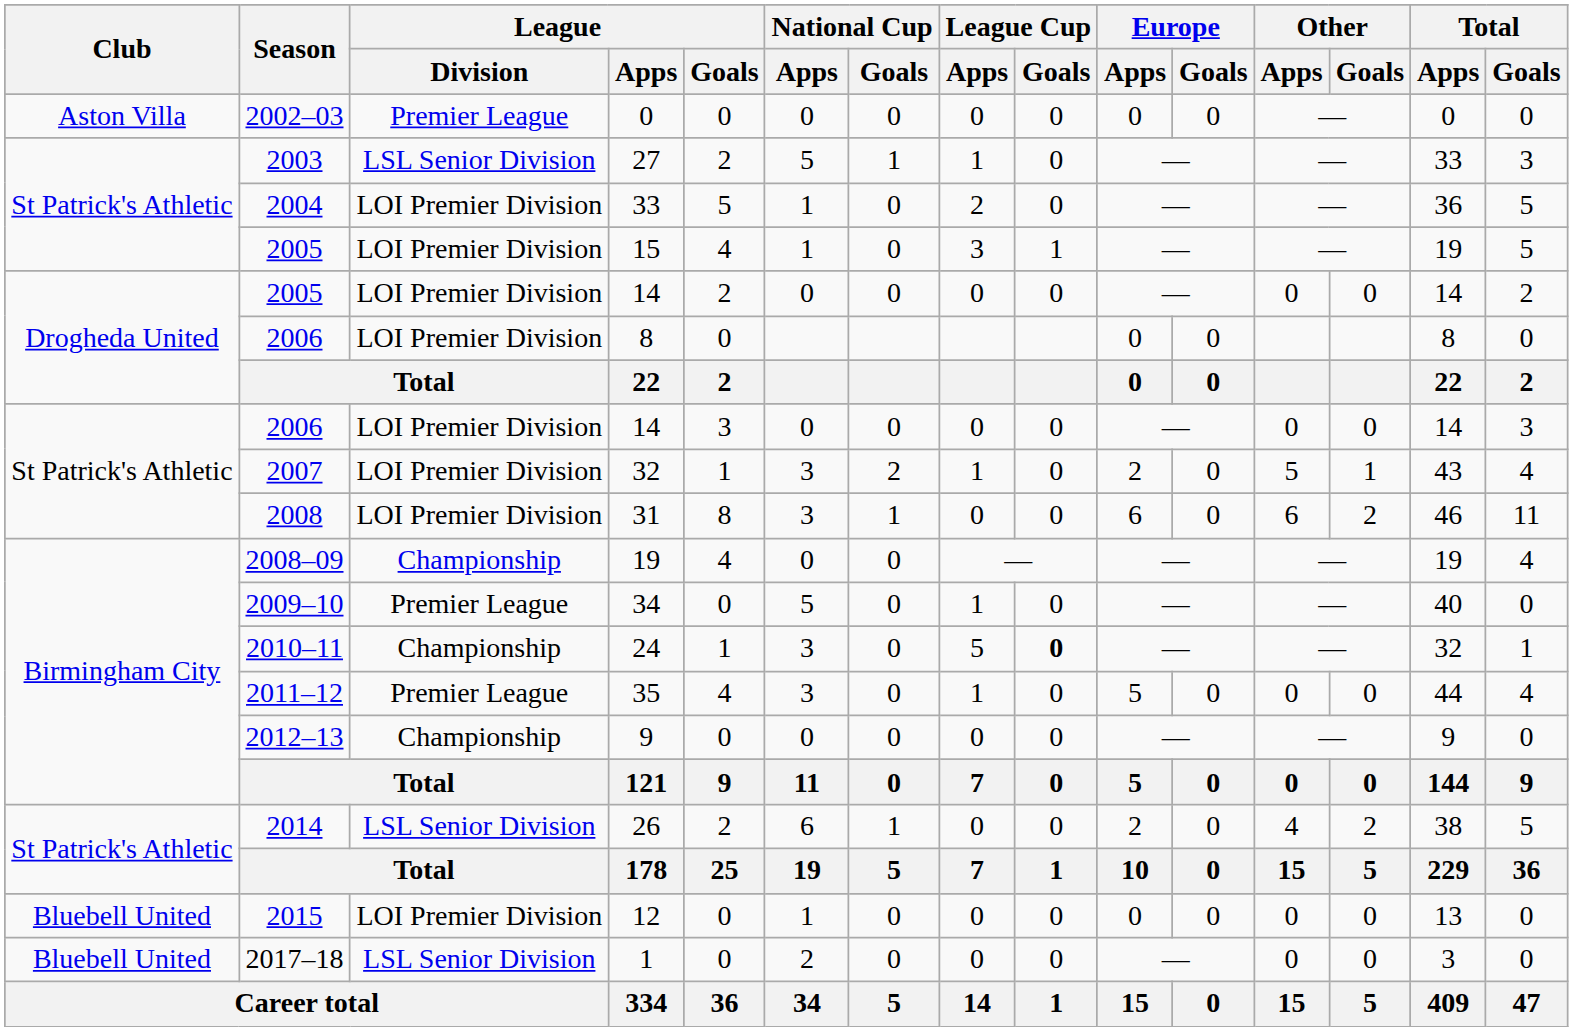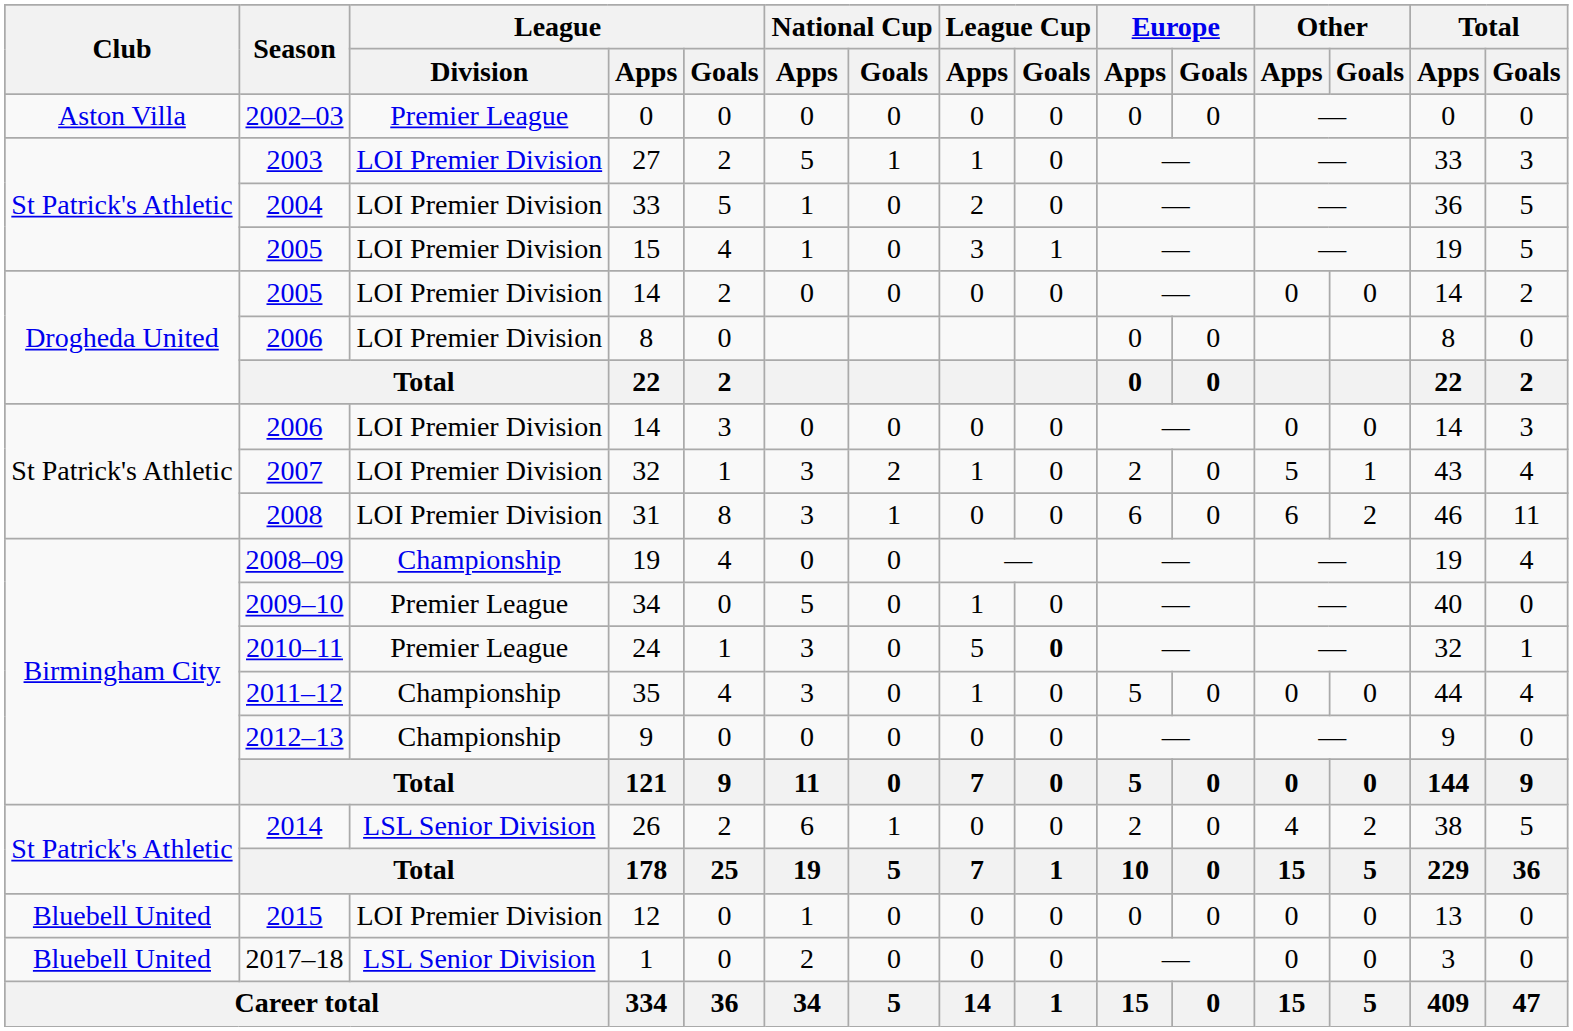(479, 159) LSL Senior Division -> (479, 159) LOI Premier Division
(479, 648) Championship -> (479, 648) Premier League
(479, 692) Premier League -> (479, 692) Championship
